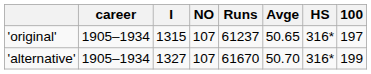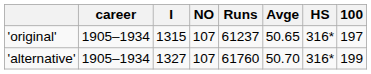(241, 58) 61670 -> (241, 58) 61760
